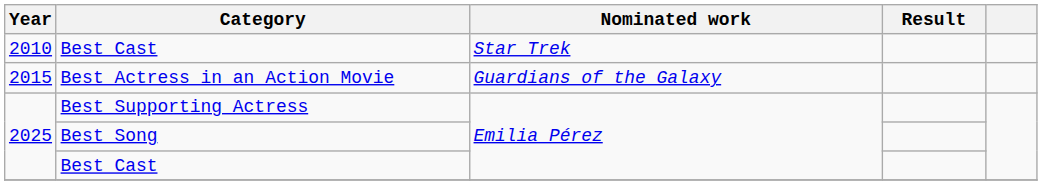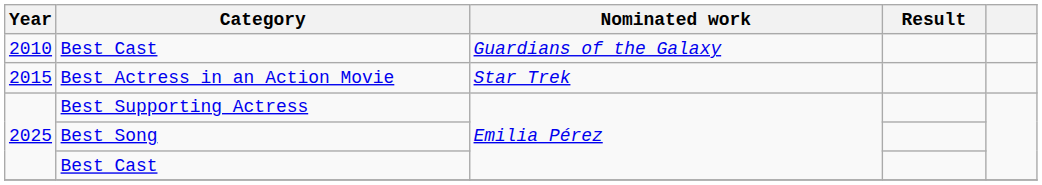(522, 49) Star Trek -> (597, 49) Guardians of the Galaxy
(597, 78) Guardians of the Galaxy -> (522, 78) Star Trek
